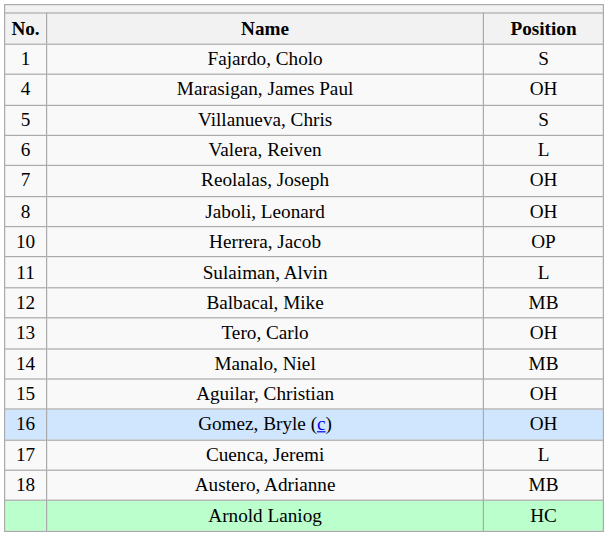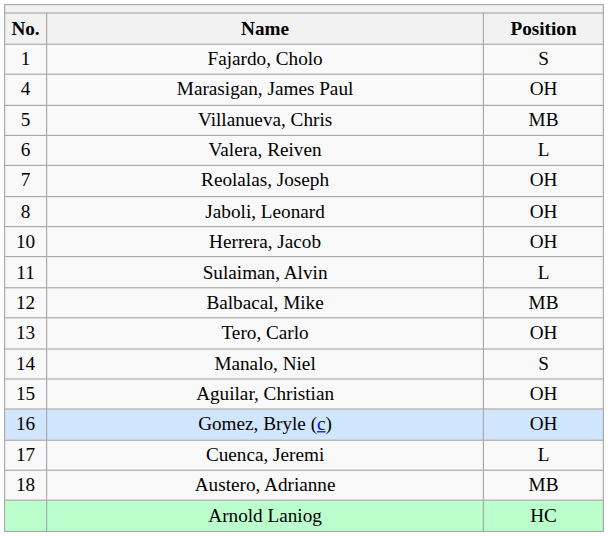(544, 119) S -> (544, 119) MB
(544, 241) OP -> (544, 241) OH
(544, 363) MB -> (544, 363) S
